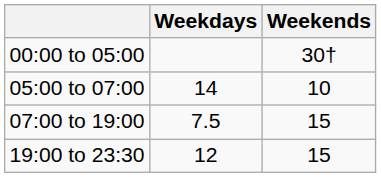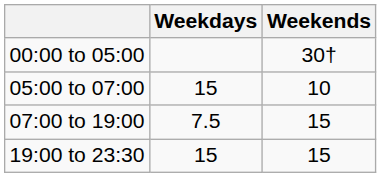(206, 88) 14 -> (206, 88) 15
(206, 155) 12 -> (206, 155) 15
